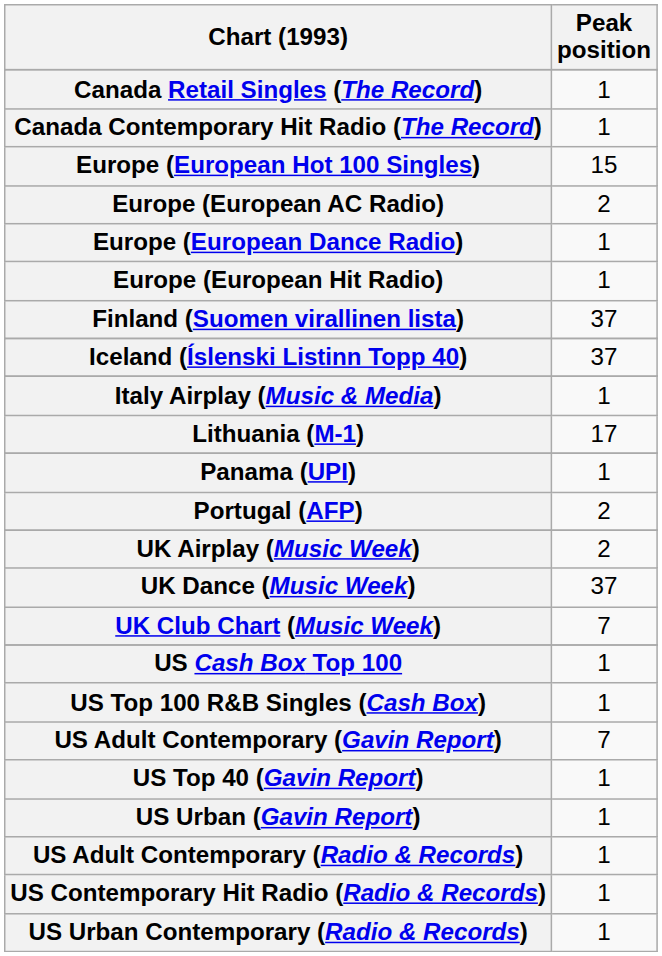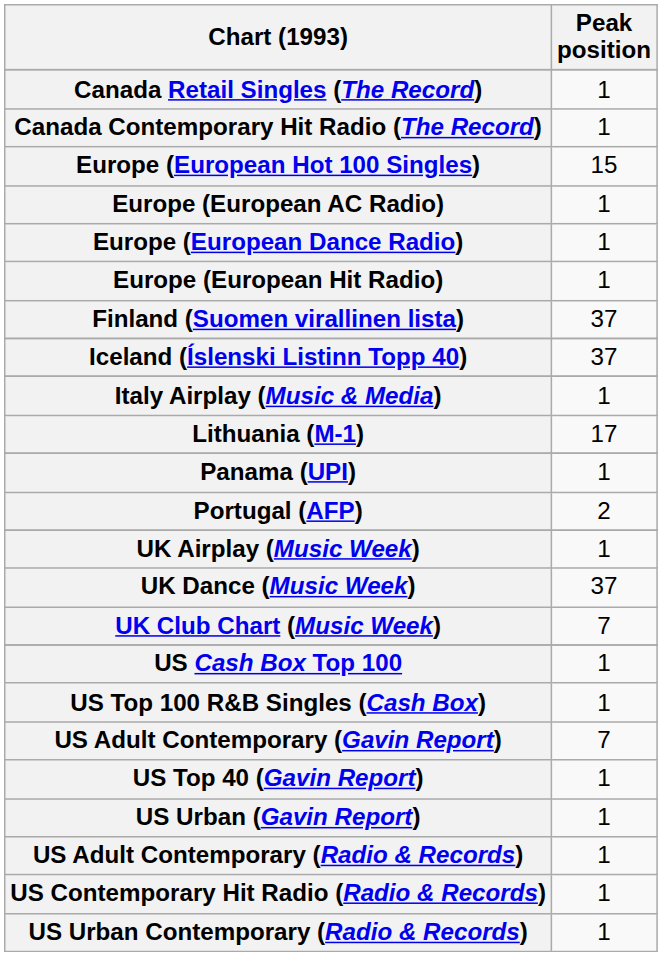(604, 204) 2 -> (604, 204) 1
(604, 548) 2 -> (604, 548) 1
